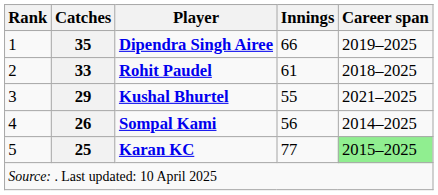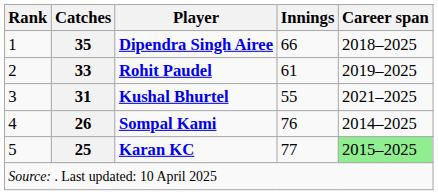(379, 44) 2019–2025 -> (379, 44) 2018–2025
(379, 70) 2018–2025 -> (379, 70) 2019–2025
(83, 96) 29 -> (83, 96) 31
(289, 123) 56 -> (289, 123) 76
